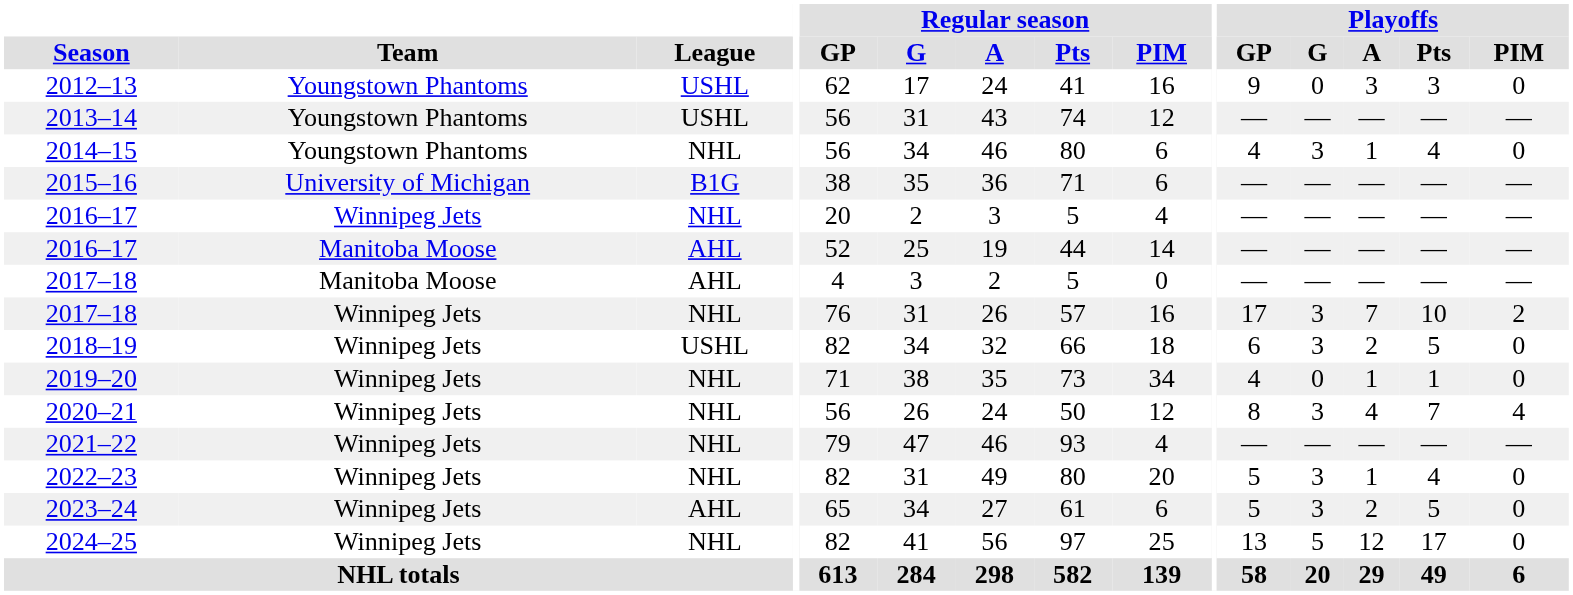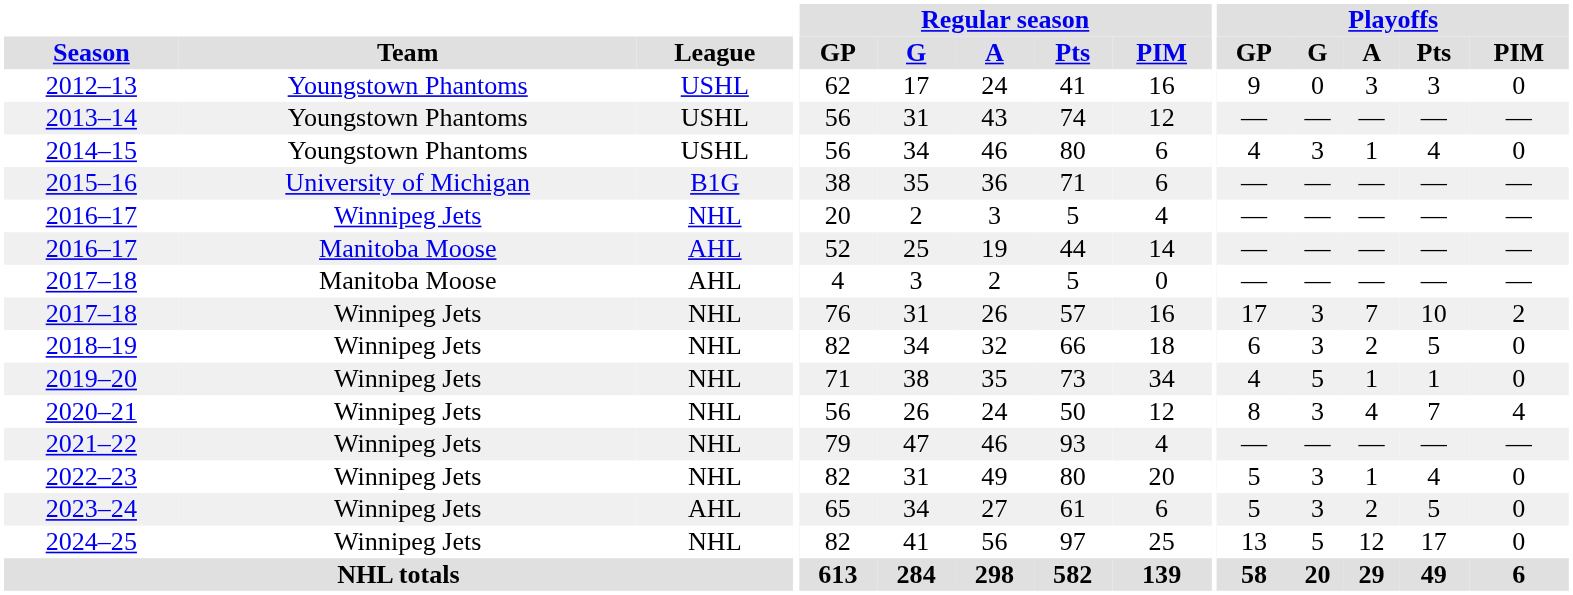(715, 150) NHL -> (715, 150) USHL
(715, 345) USHL -> (715, 345) NHL
(1317, 378) 0 -> (1317, 378) 5
